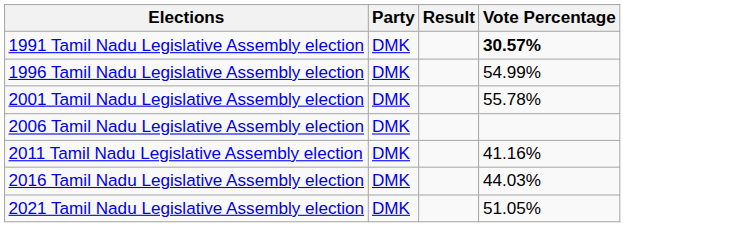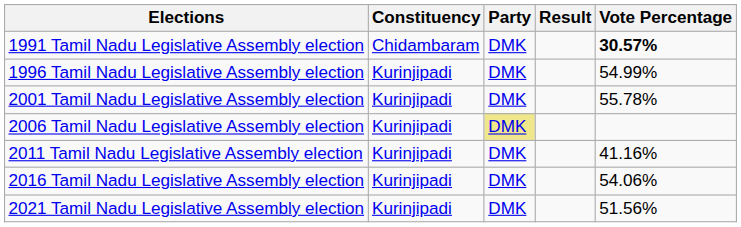+ column: (426, 18)
(391, 126) no background -> (507, 126) khaki background
(512, 180) 44.03% -> (628, 180) 54.06%
(512, 208) 51.05% -> (628, 208) 51.56%
